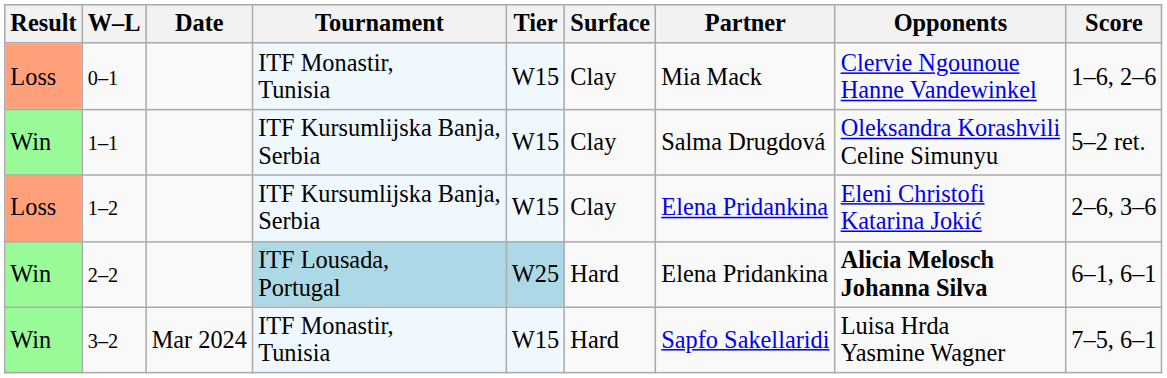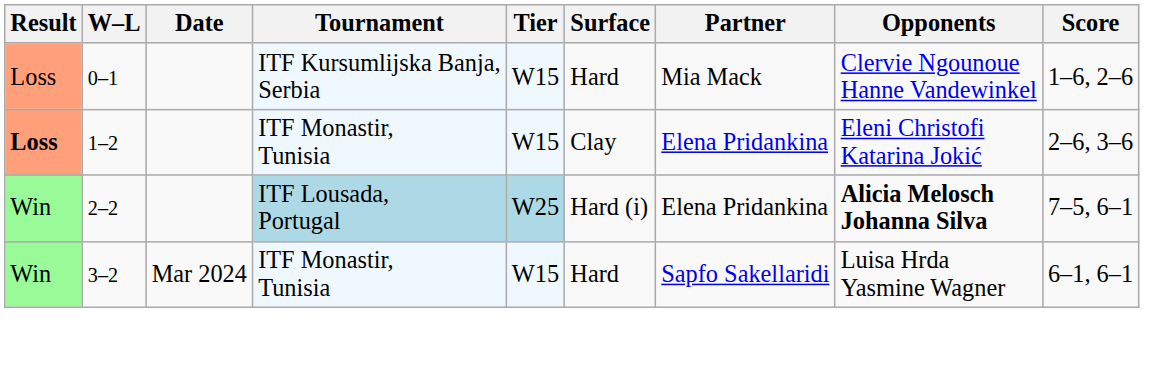(326, 76) ITF Monastir, Tunisia -> (379, 76) ITF Kursumlijska Banja, Serbia
(593, 76) Clay -> (595, 76) Hard
- row: (103, 143)
(33, 207) normal -> (34, 141) bold
(379, 207) ITF Kursumlijska Banja, Serbia -> (326, 141) ITF Monastir, Tunisia
(595, 273) Hard -> (609, 207) Hard (i)
(1114, 273) 6–1, 6–1 -> (1091, 207) 7–5, 6–1
(1114, 339) 7–5, 6–1 -> (1091, 273) 6–1, 6–1
